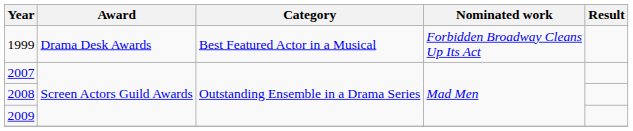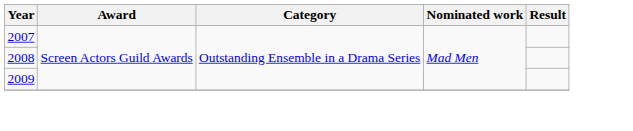- row: (21, 44)
